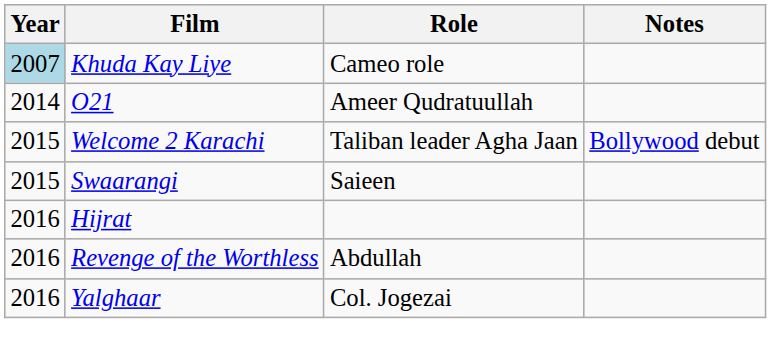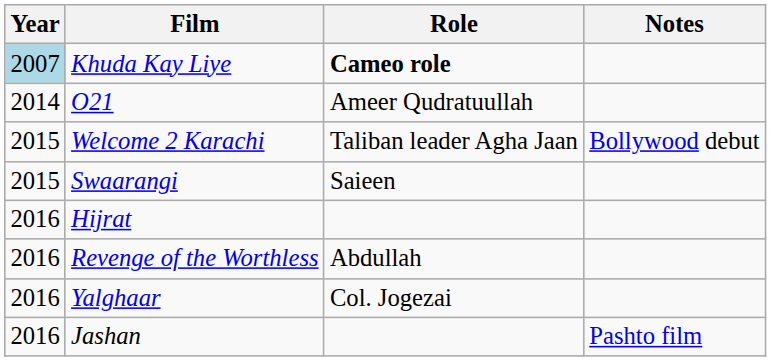(387, 63) normal -> (390, 63) bold
+ row: (106, 336)
